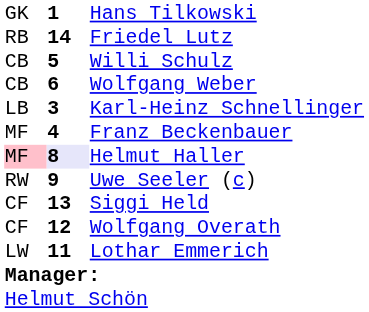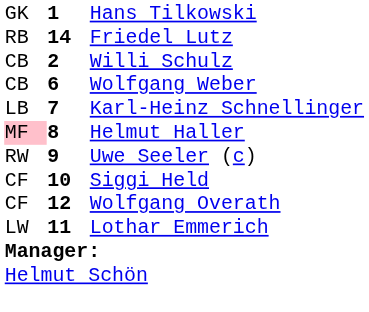(53, 62) 5 -> (53, 62) 2
(53, 109) 3 -> (53, 109) 7
- row: (191, 133)
(53, 157) lavender background -> (53, 133) no background
(59, 204) 13 -> (59, 181) 10
